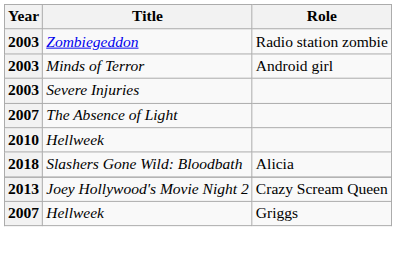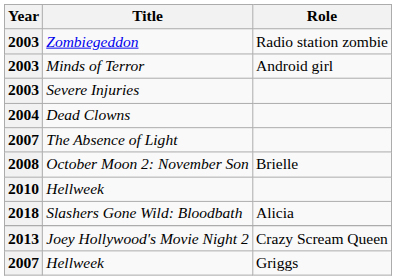+ row: (88, 115)
+ row: (148, 164)
